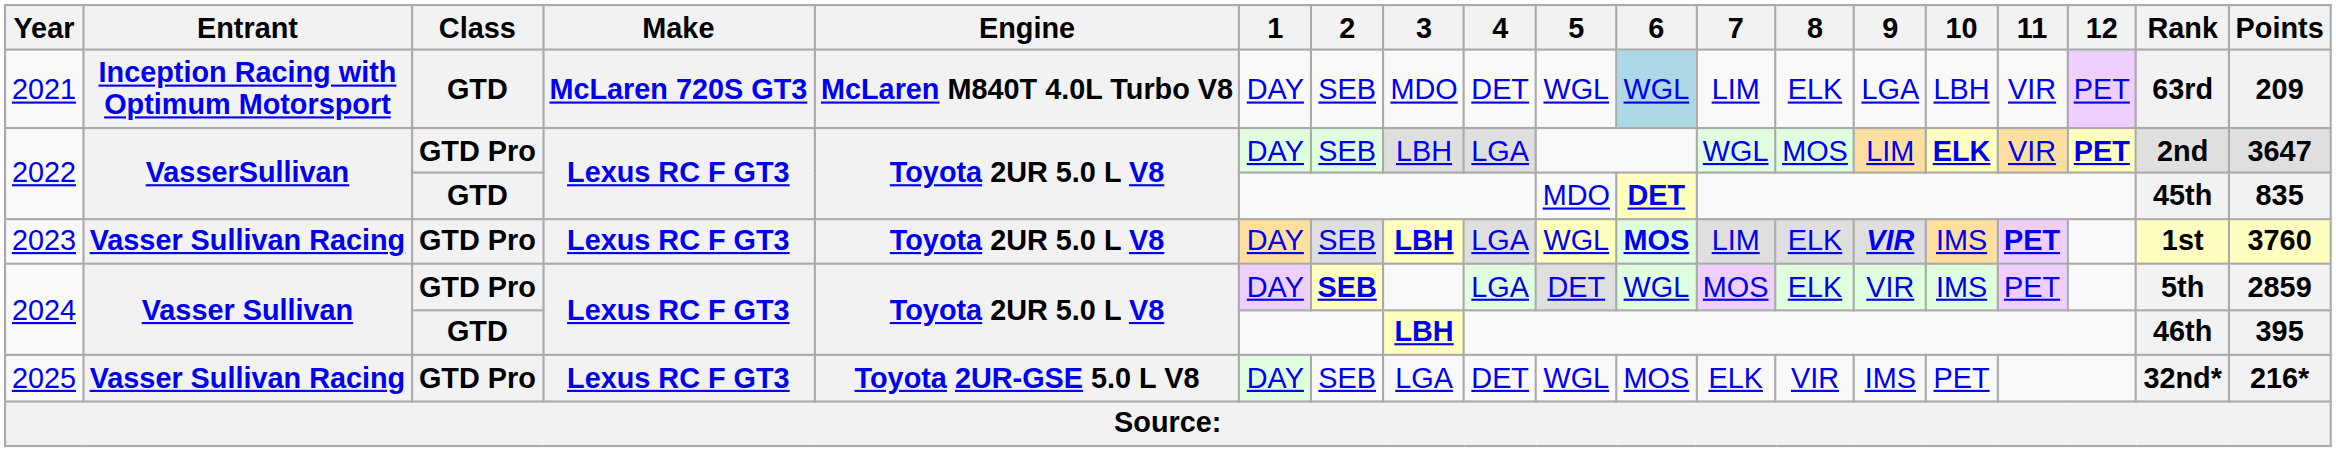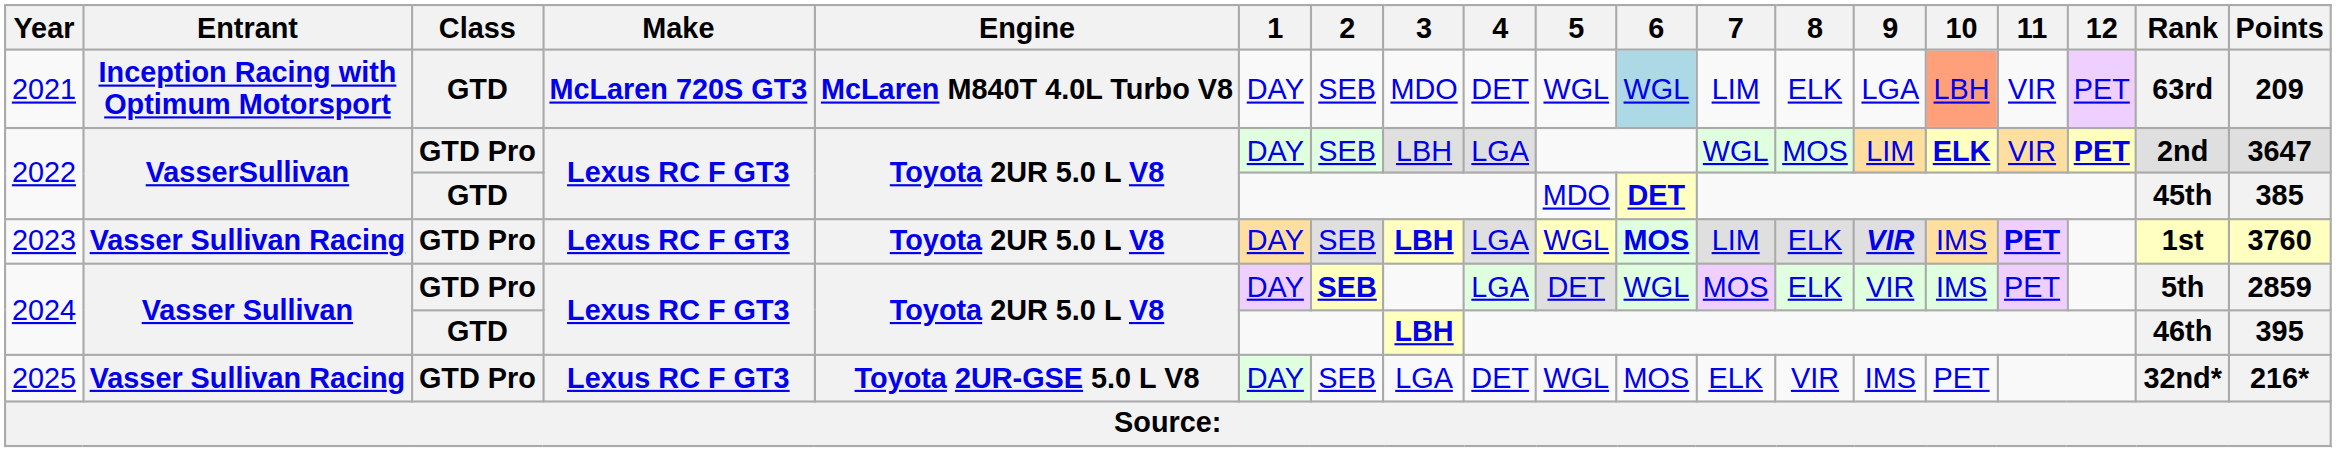(1962, 89) no background -> (1962, 89) lightsalmon background
(2280, 196) 835 -> (2280, 196) 385
